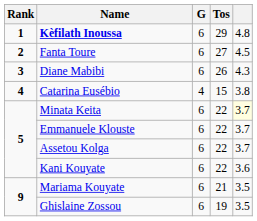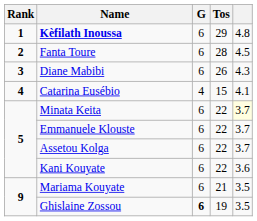(221, 52) 27 -> (221, 52) 28
(243, 91) 3.8 -> (243, 91) 4.1
(201, 206) normal -> (201, 206) bold
